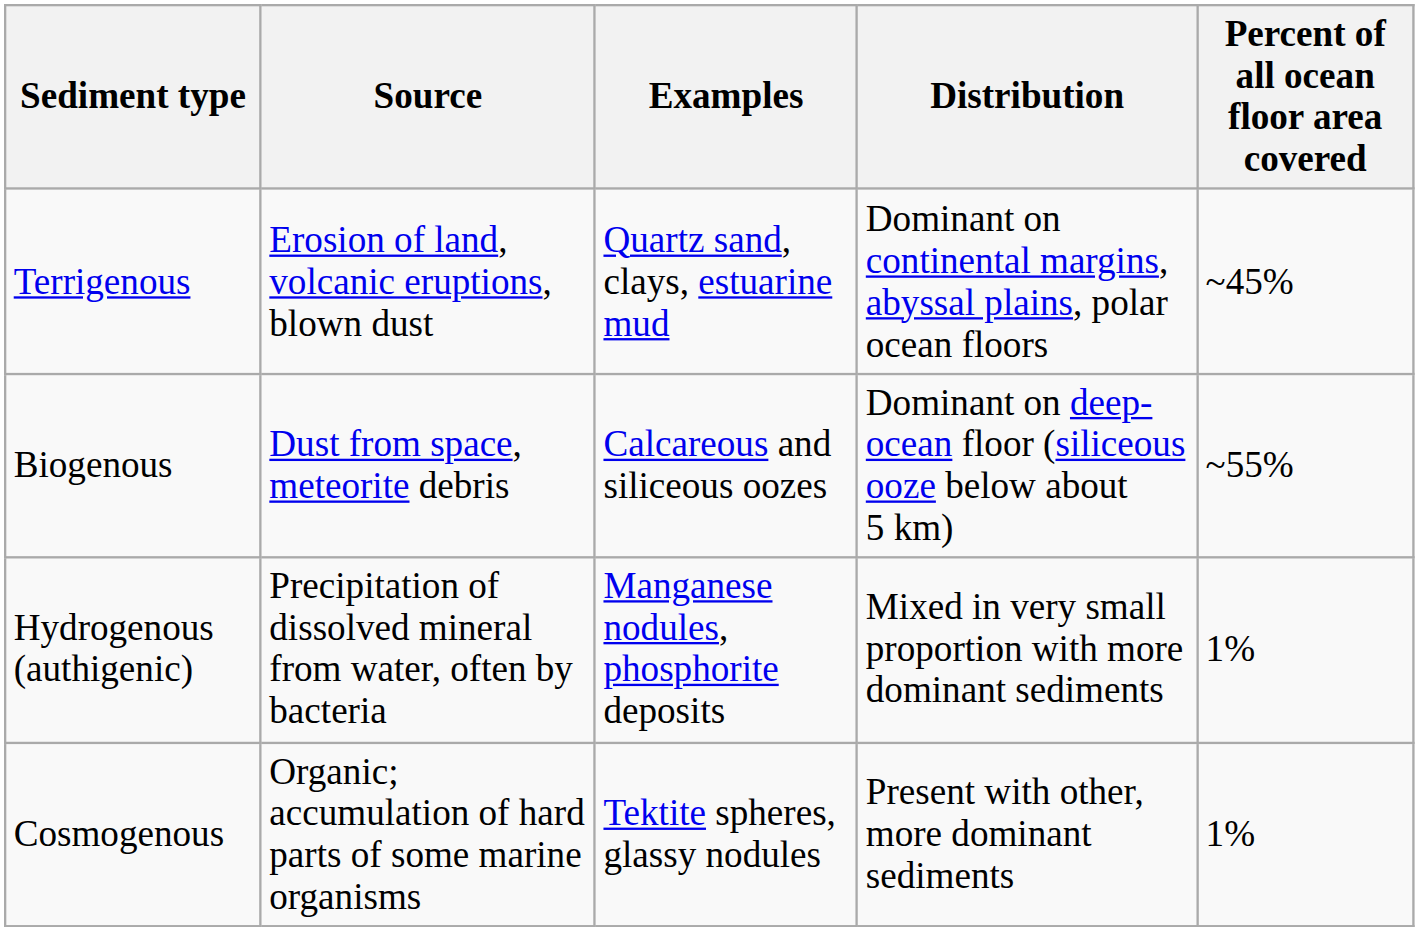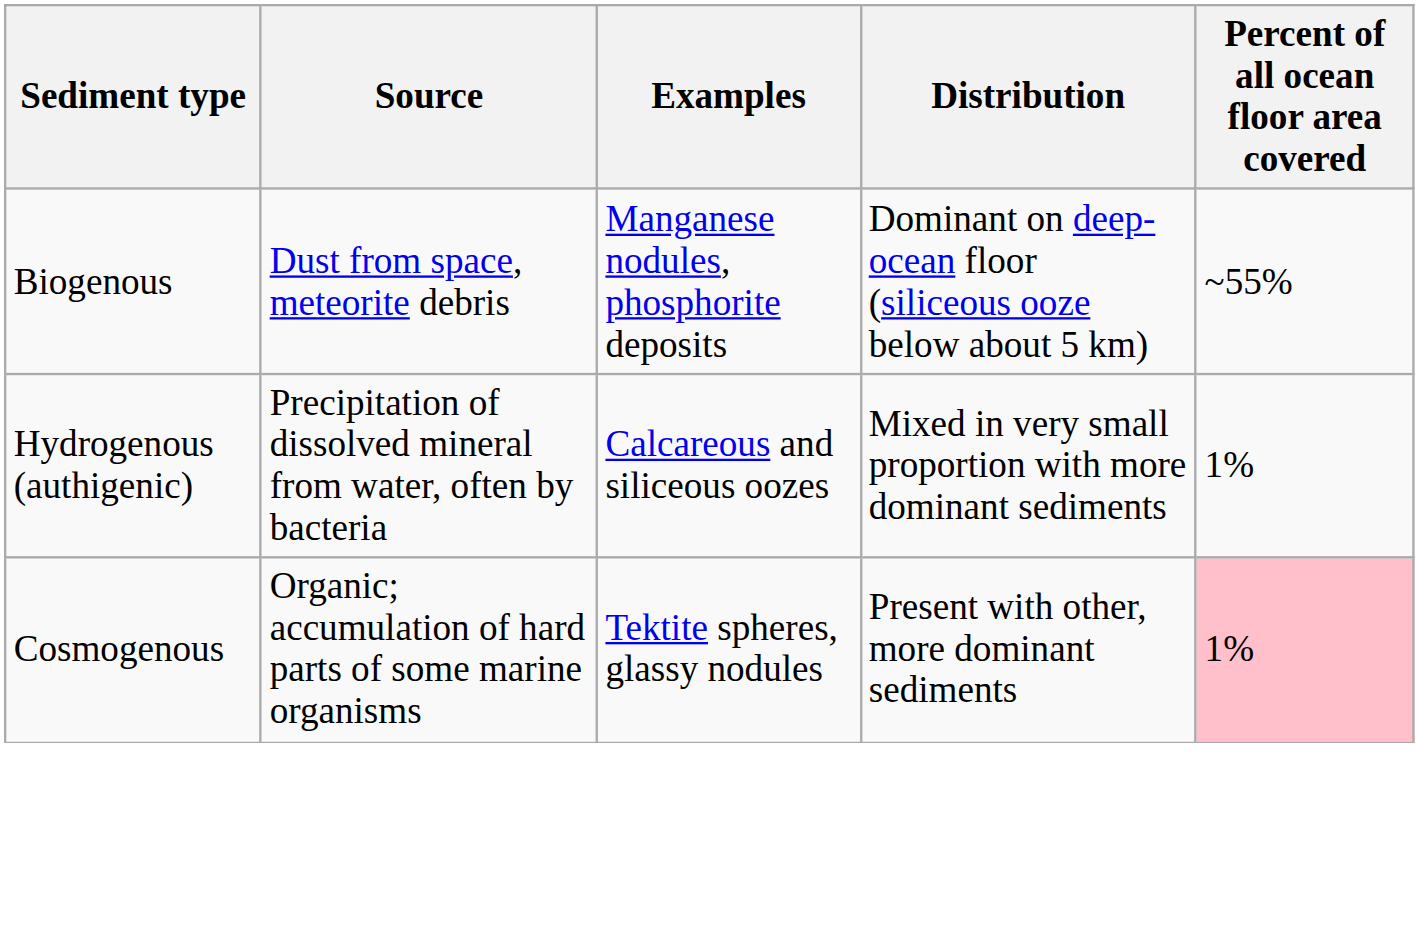- row: (102, 280)
(717, 464) Calcareous and siliceous oozes -> (693, 280) Manganese nodules, phosphorite deposits
(691, 649) Manganese nodules, phosphorite deposits -> (719, 464) Calcareous and siliceous oozes
(1230, 833) no background -> (1229, 649) pink background
